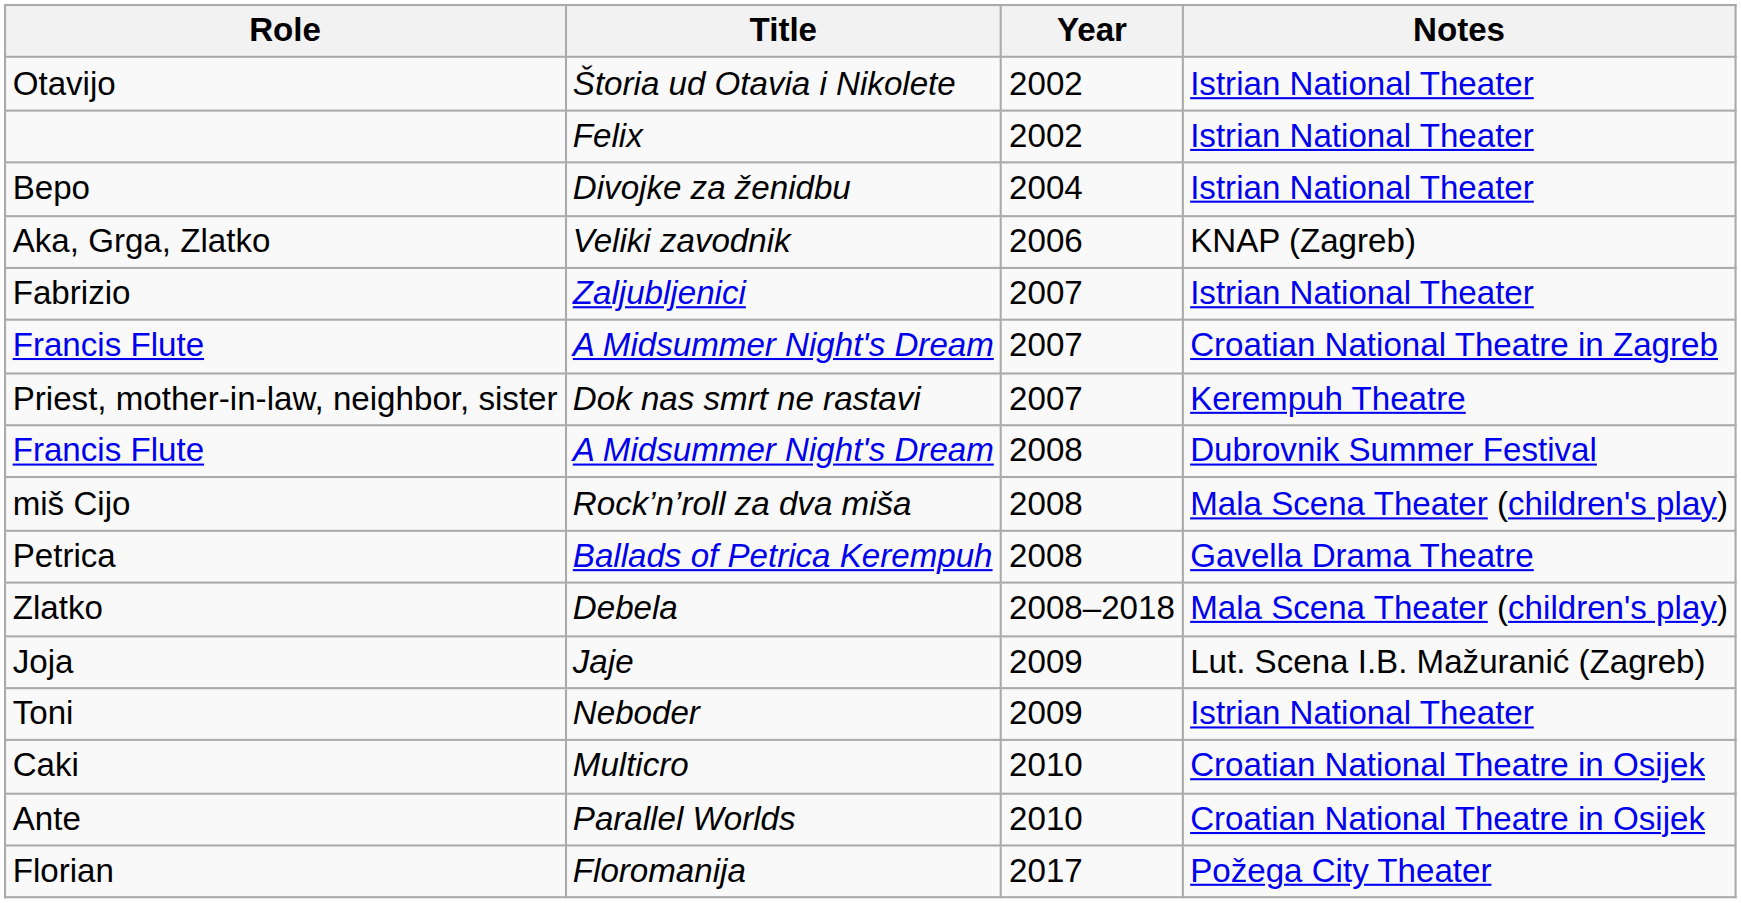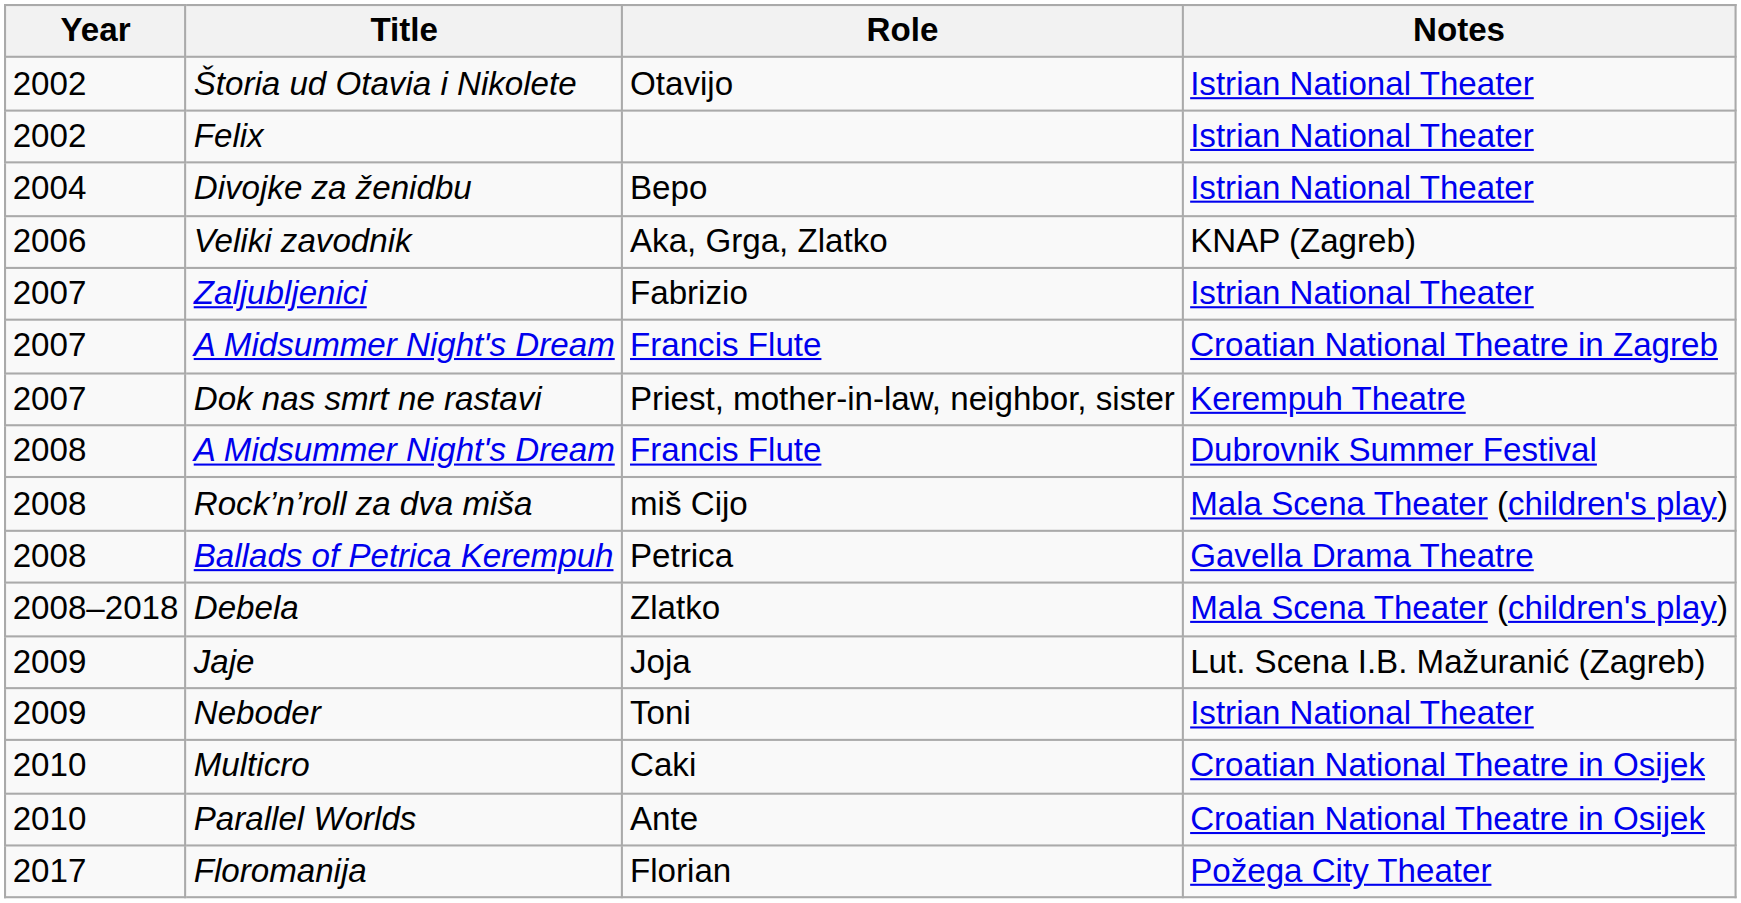columns swapped: (1092, 30) <-> (285, 30)
